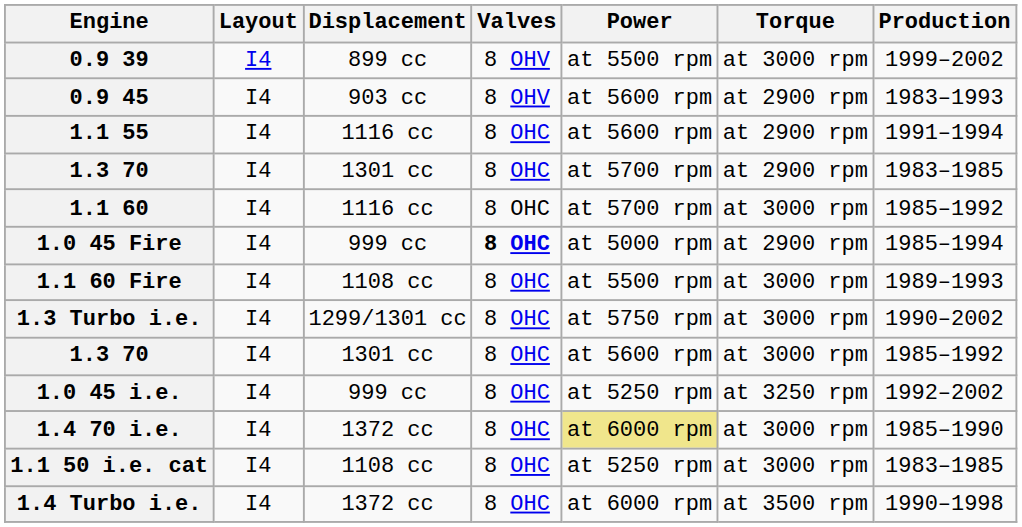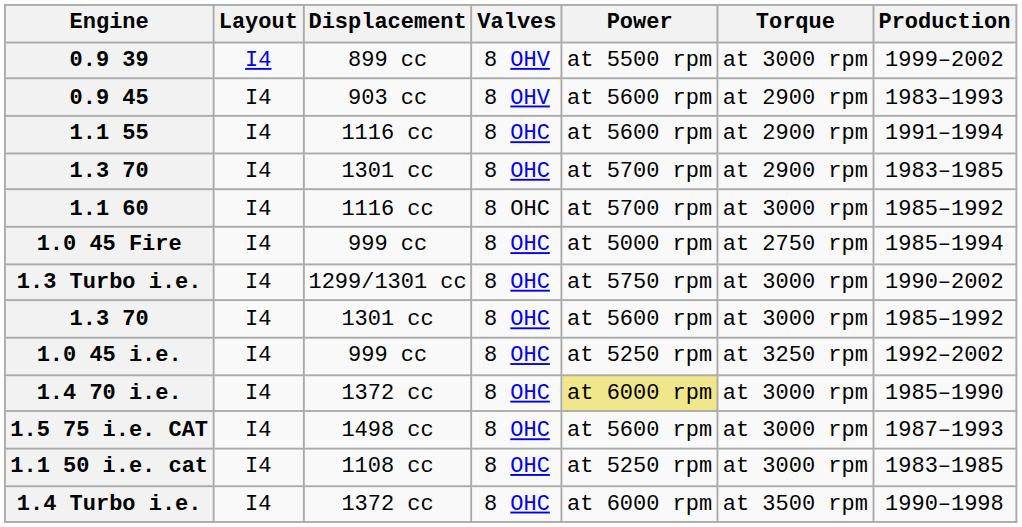(517, 245) bold -> (517, 245) normal
(795, 245) at 2900 rpm -> (795, 245) at 2750 rpm
- row: (109, 282)
+ row: (109, 430)
